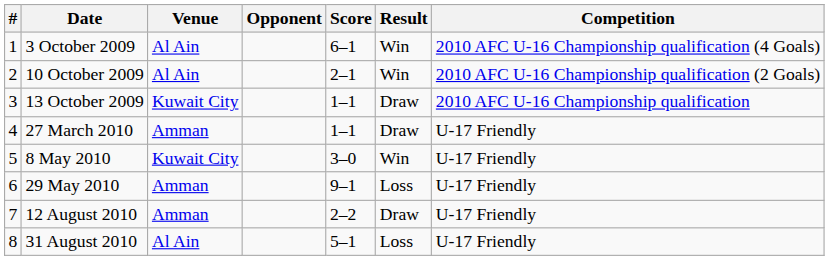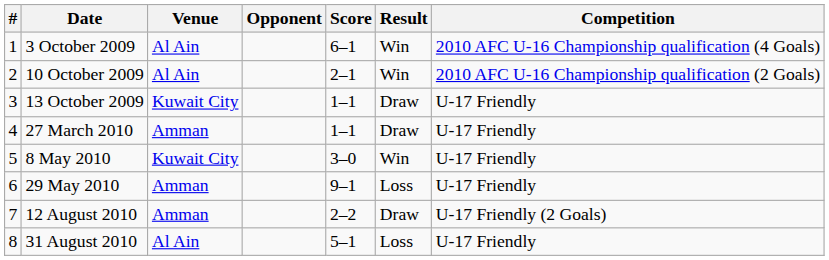(593, 102) 2010 AFC U-16 Championship qualification -> (486, 102) U-17 Friendly
(486, 213) U-17 Friendly -> (521, 213) U-17 Friendly (2 Goals)
